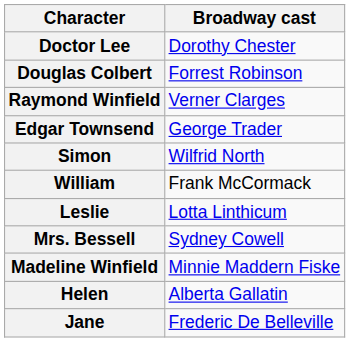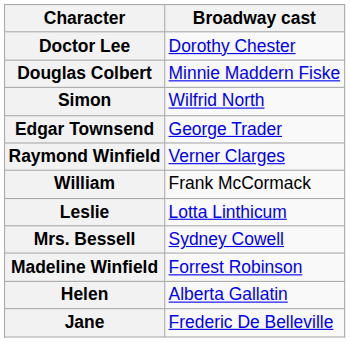(235, 73) Forrest Robinson -> (254, 73) Minnie Maddern Fiske
rows swapped: (85, 101) <-> (85, 156)
(254, 267) Minnie Maddern Fiske -> (235, 267) Forrest Robinson
